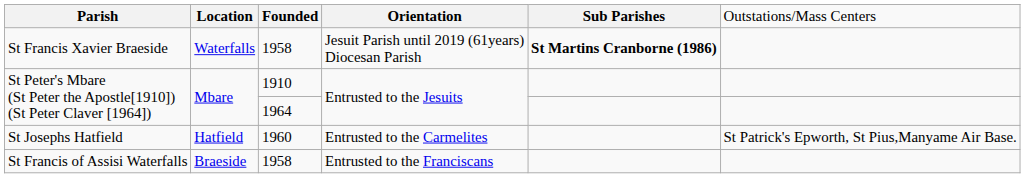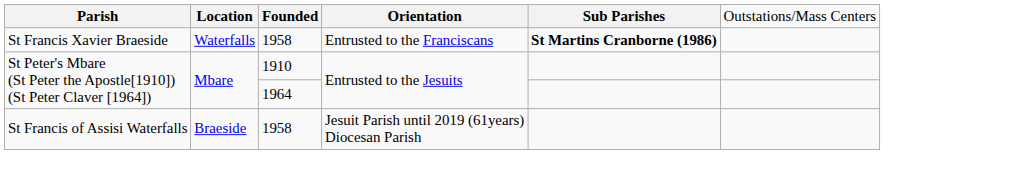(425, 48) Jesuit Parish until 2019 (61years) Diocesan Parish -> (409, 39) Entrusted to the Franciscans
- row: (65, 137)
(409, 160) Entrusted to the Franciscans -> (425, 128) Jesuit Parish until 2019 (61years) Diocesan Parish
